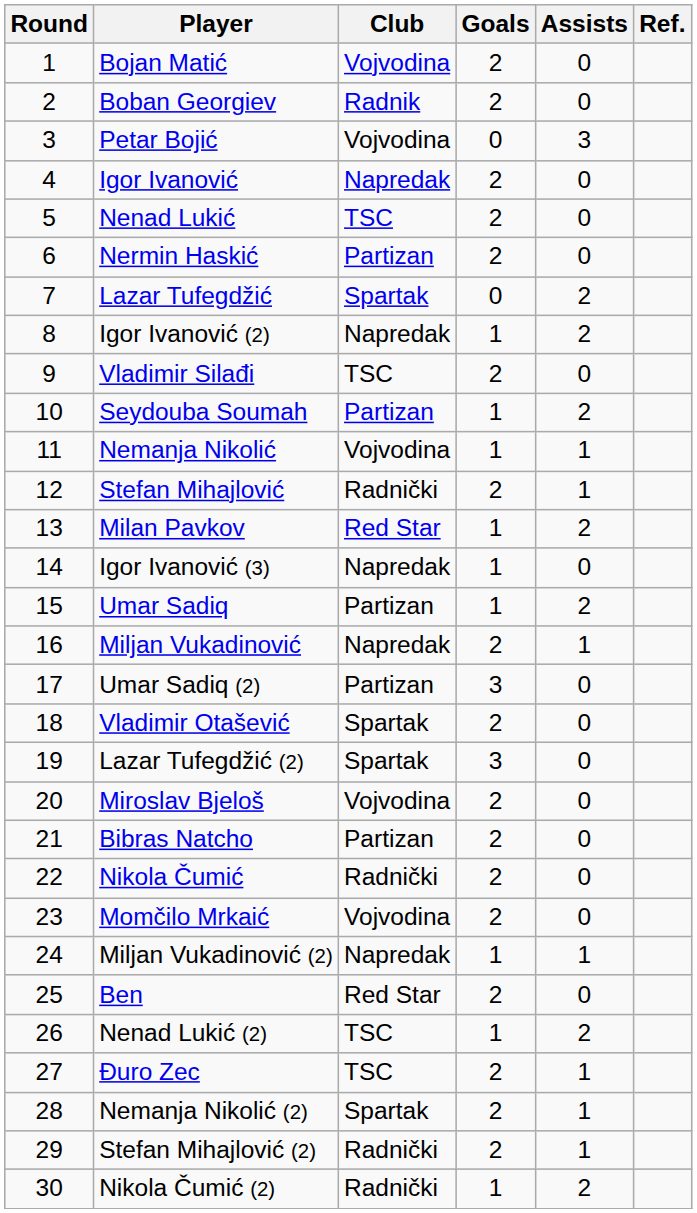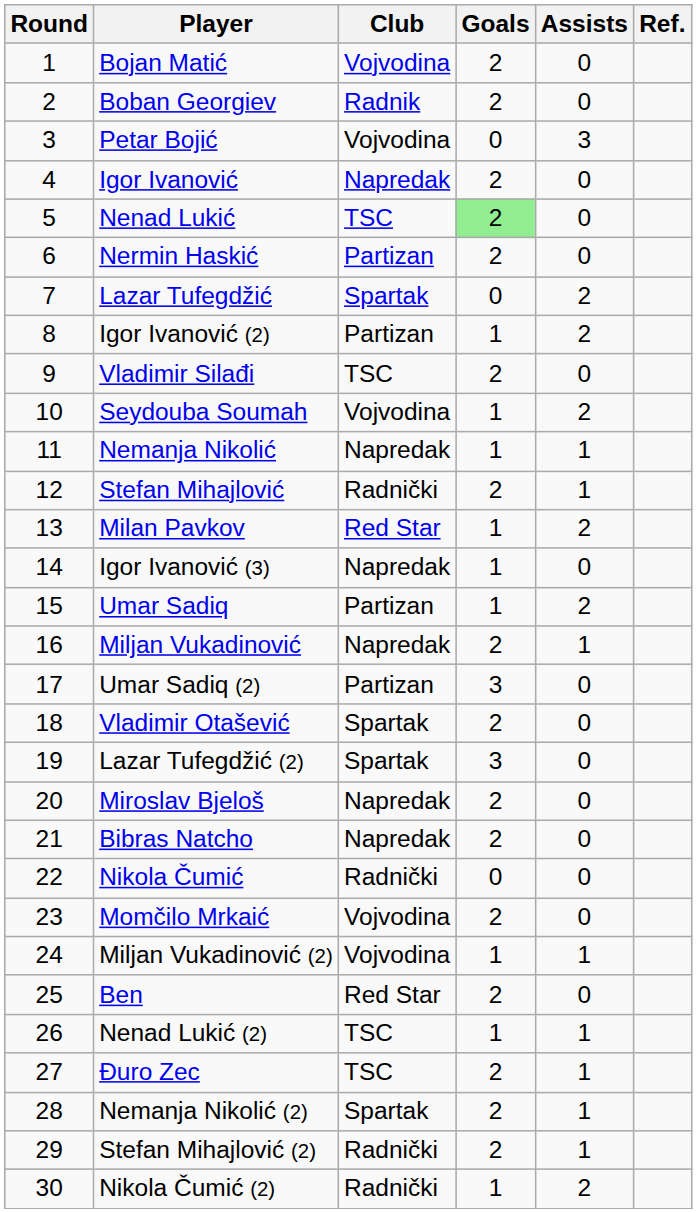(496, 218) no background -> (496, 218) lightgreen background
(397, 334) Napredak -> (389, 334) Partizan
(389, 412) Partizan -> (397, 412) Vojvodina
(397, 450) Vojvodina -> (397, 450) Napredak
(397, 800) Vojvodina -> (397, 800) Napredak
(389, 839) Partizan -> (397, 839) Napredak
(496, 878) 2 -> (496, 878) 0
(397, 955) Napredak -> (397, 955) Vojvodina
(584, 1033) 2 -> (584, 1033) 1
